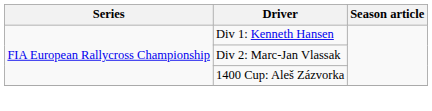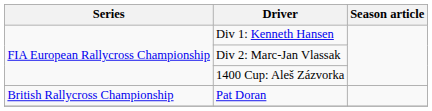+ row: (241, 95)
